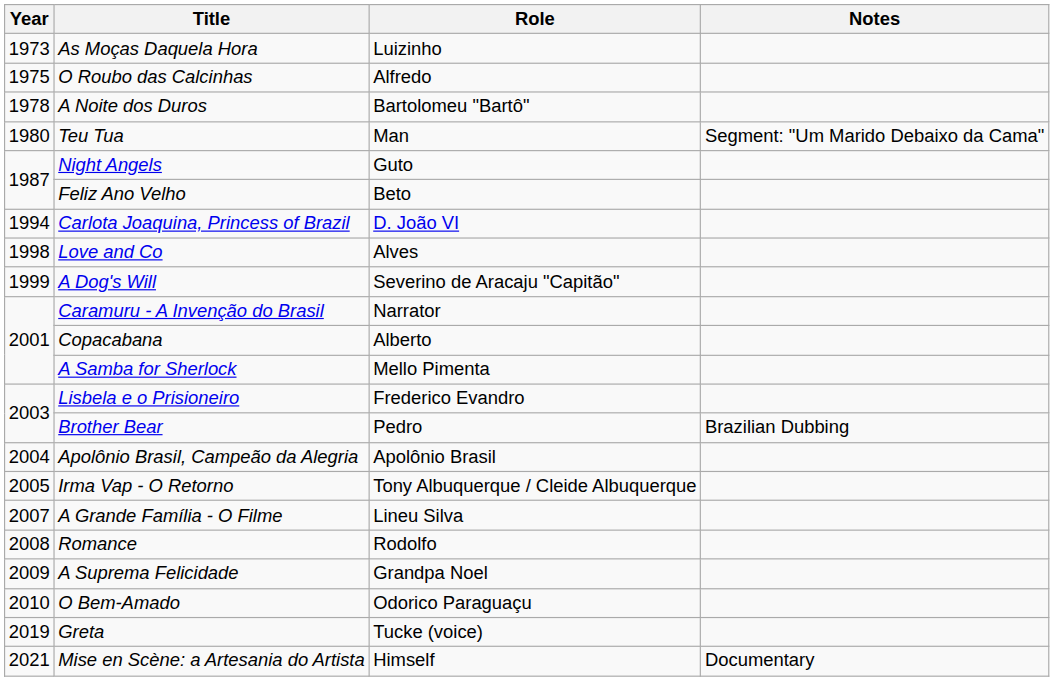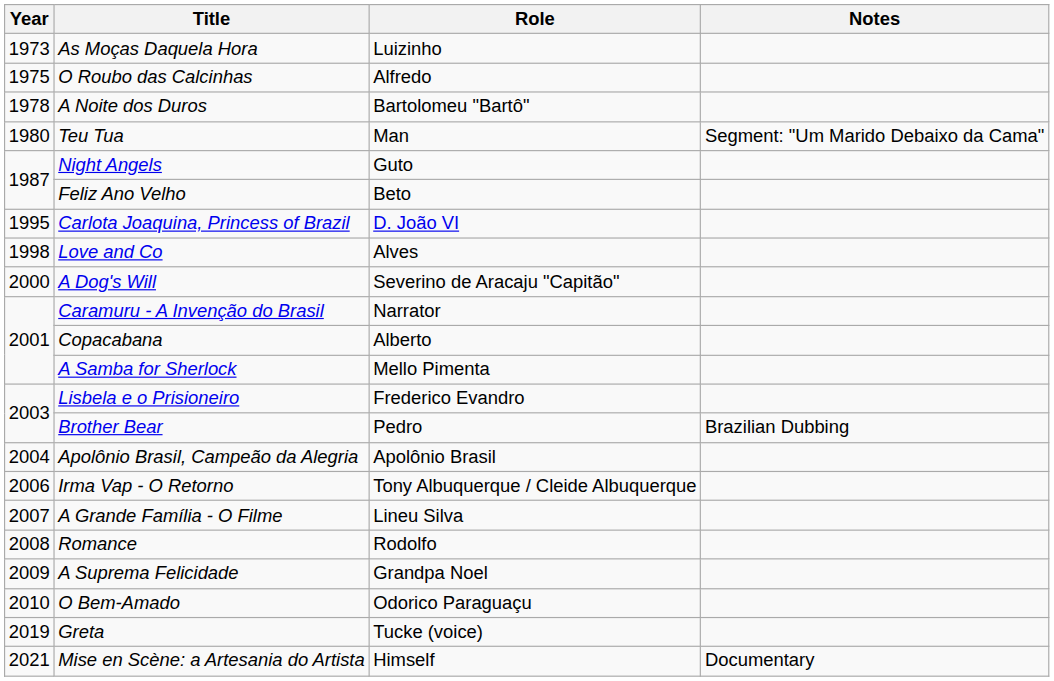(29, 223) 1994 -> (29, 223) 1995
(29, 281) 1999 -> (29, 281) 2000
(29, 485) 2005 -> (29, 485) 2006
